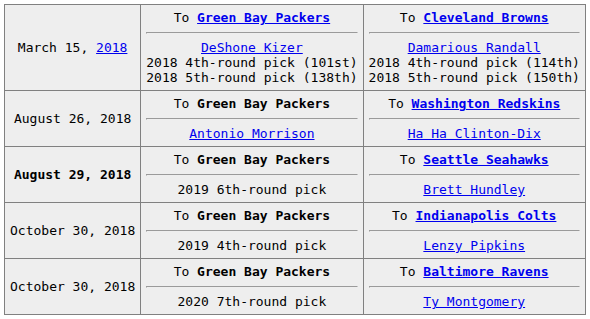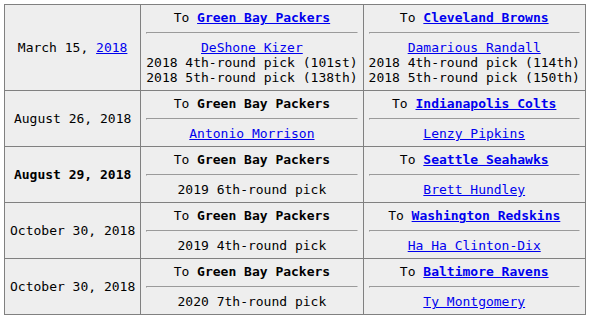(474, 118) To Washington Redskins Ha Ha Clinton-Dix -> (474, 118) To Indianapolis Colts Lenzy Pipkins
(474, 230) To Indianapolis Colts Lenzy Pipkins -> (474, 230) To Washington Redskins Ha Ha Clinton-Dix
